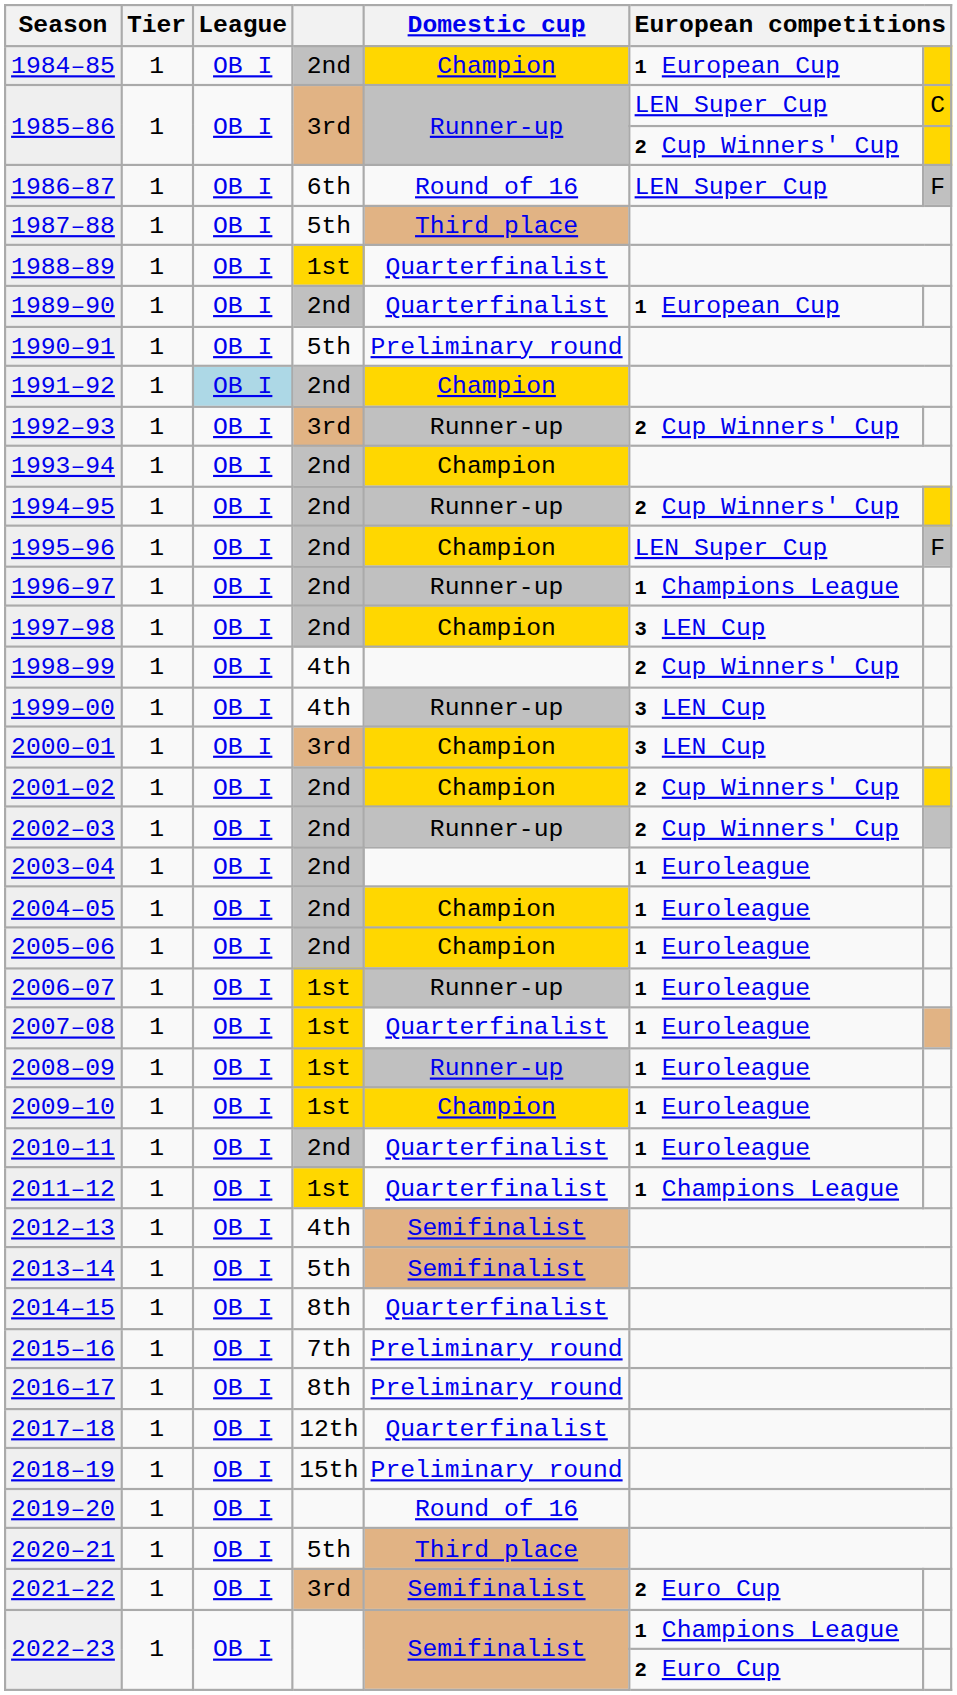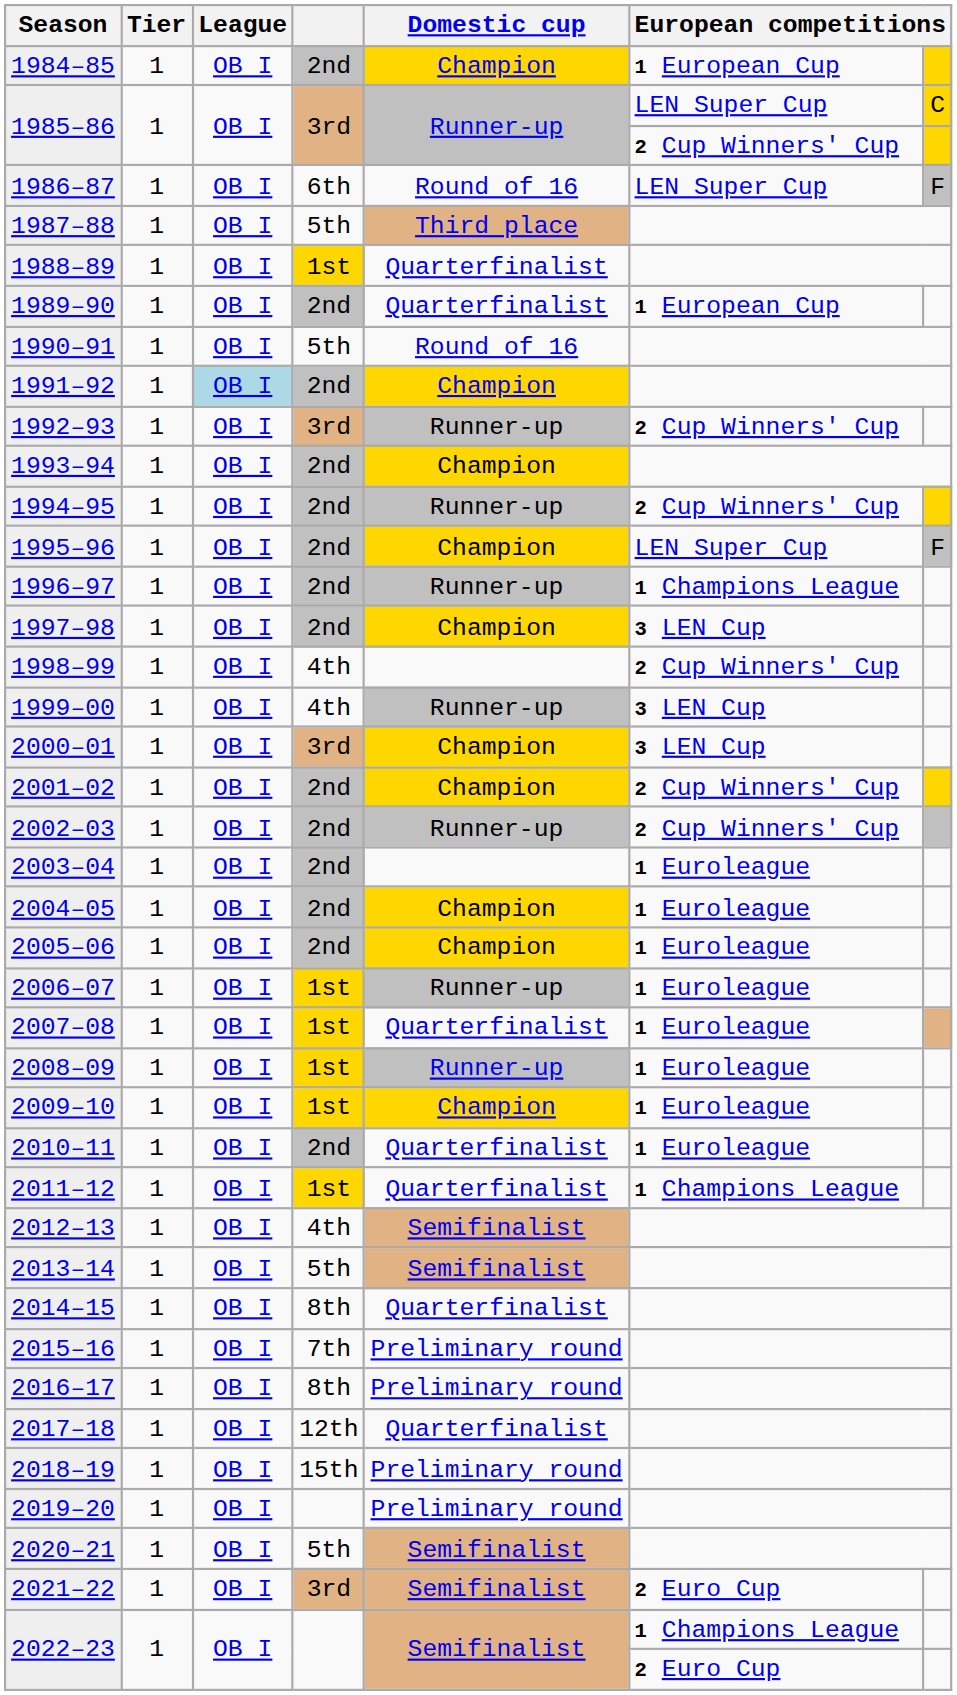(497, 346) Preliminary round -> (497, 346) Round of 16
(497, 1509) Round of 16 -> (497, 1509) Preliminary round
(497, 1549) Third place -> (497, 1549) Semifinalist
